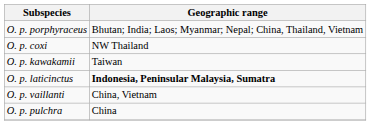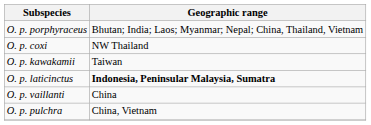(124, 95) China, Vietnam -> (104, 95) China
(104, 111) China -> (124, 111) China, Vietnam
